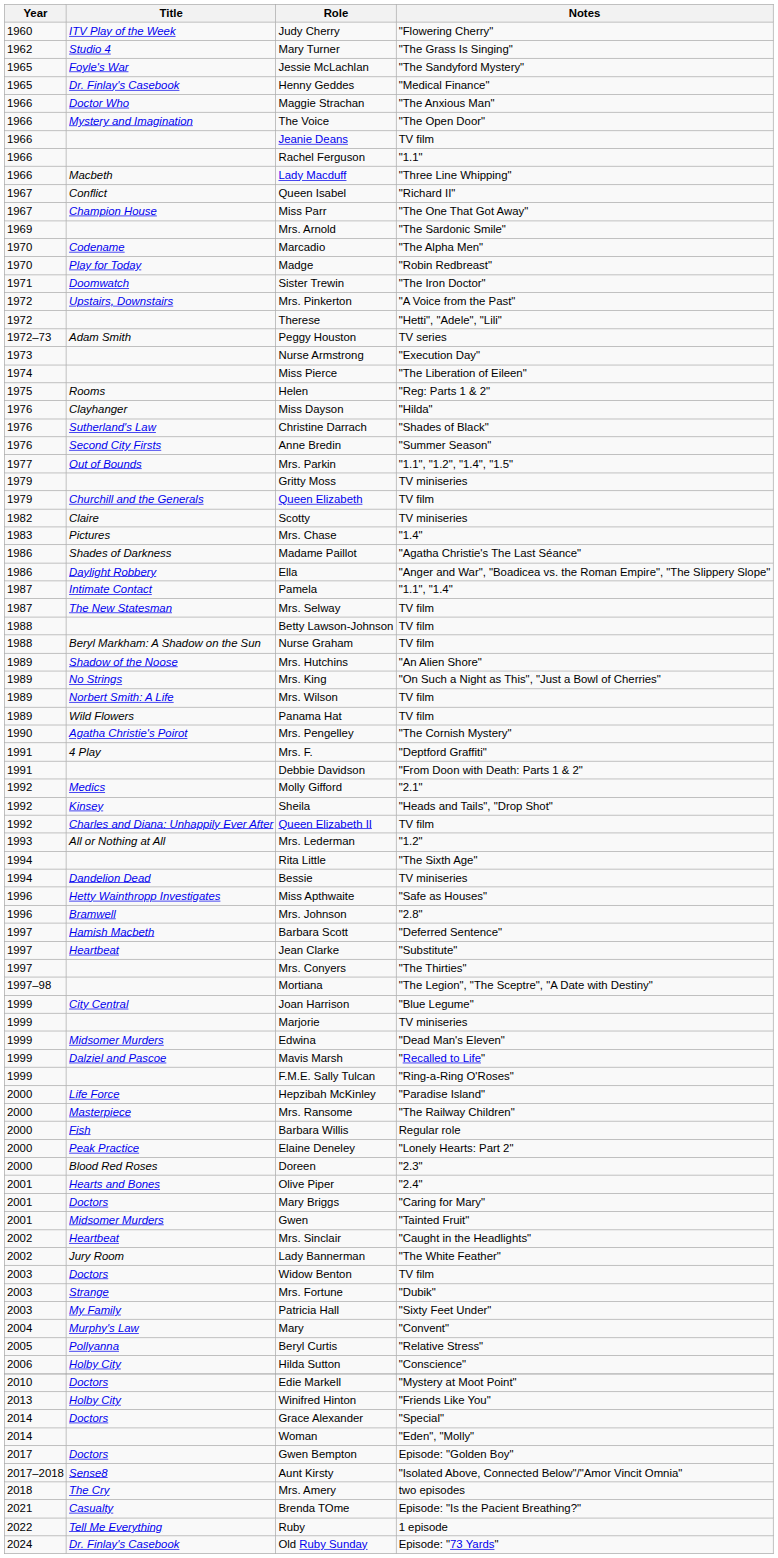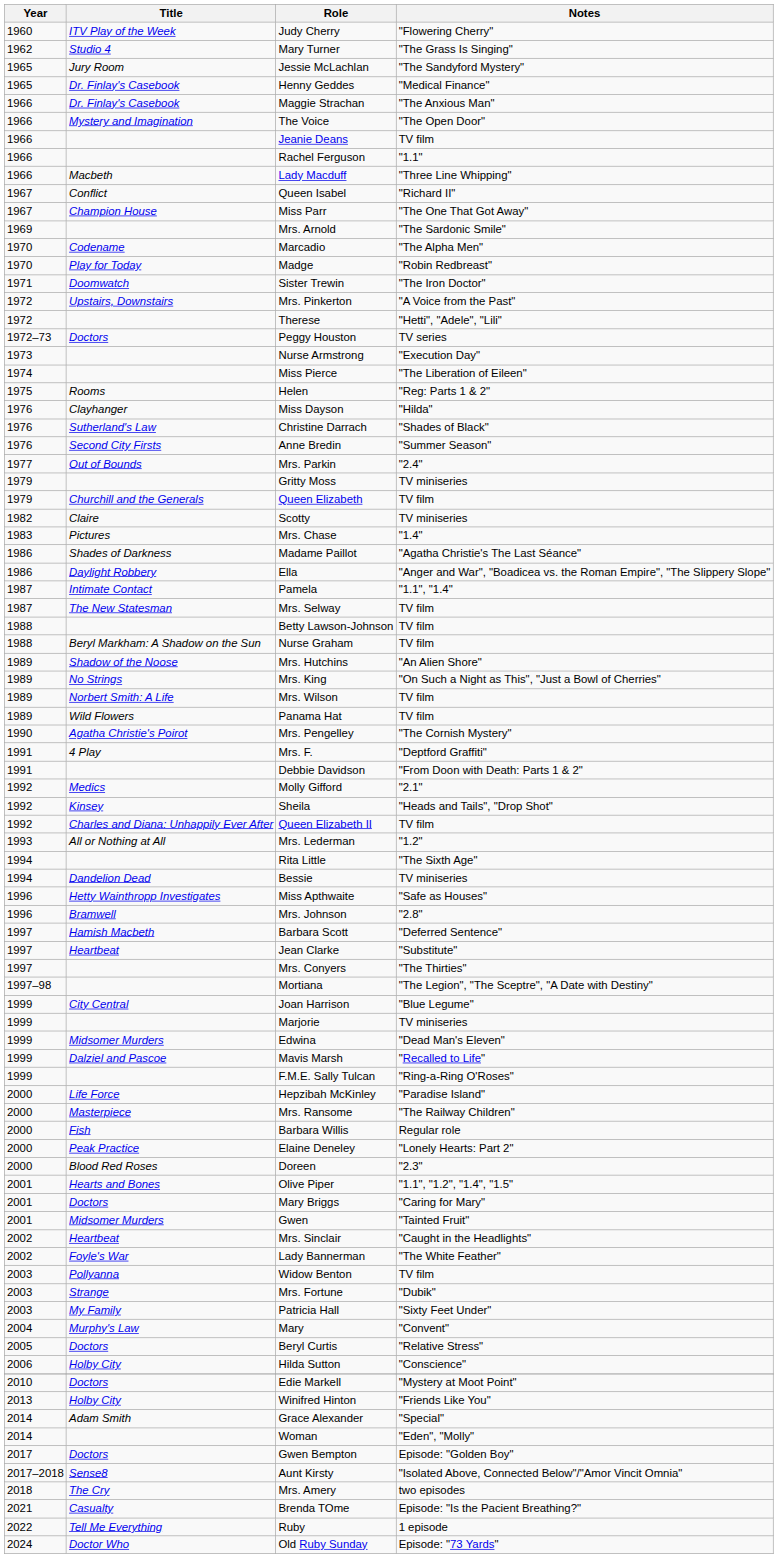(99, 67) Foyle's War -> (97, 67) Jury Room
(99, 103) Doctor Who -> (124, 103) Dr. Finlay's Casebook
(100, 337) Adam Smith -> (89, 337) Doctors
(456, 463) "1.1", "1.2", "1.4", "1.5" -> (411, 463) "2.4"
(411, 1184) "2.4" -> (456, 1184) "1.1", "1.2", "1.4", "1.5"
(97, 1256) Jury Room -> (99, 1256) Foyle's War
(89, 1274) Doctors -> (94, 1274) Pollyanna
(94, 1346) Pollyanna -> (89, 1346) Doctors
(89, 1418) Doctors -> (100, 1418) Adam Smith
(124, 1544) Dr. Finlay's Casebook -> (99, 1544) Doctor Who
